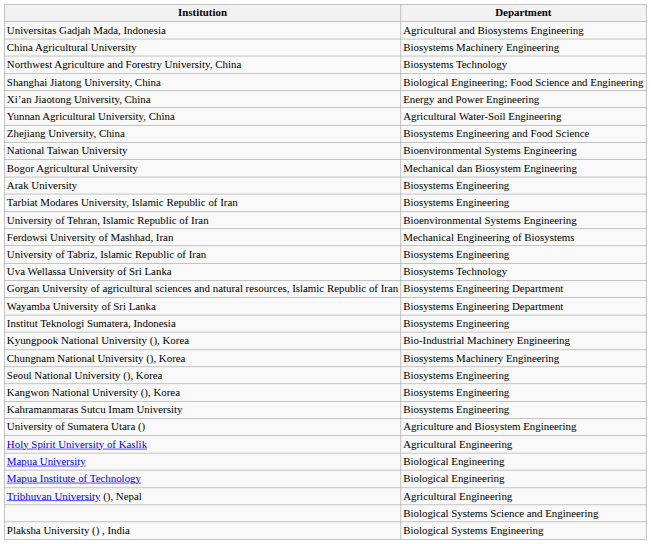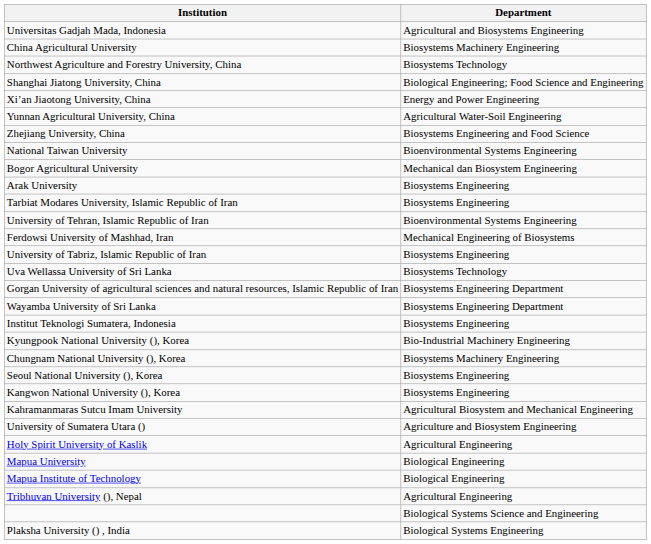(456, 409) Biosystems Engineering -> (518, 409) Agricultural Biosystem and Mechanical Engineering
